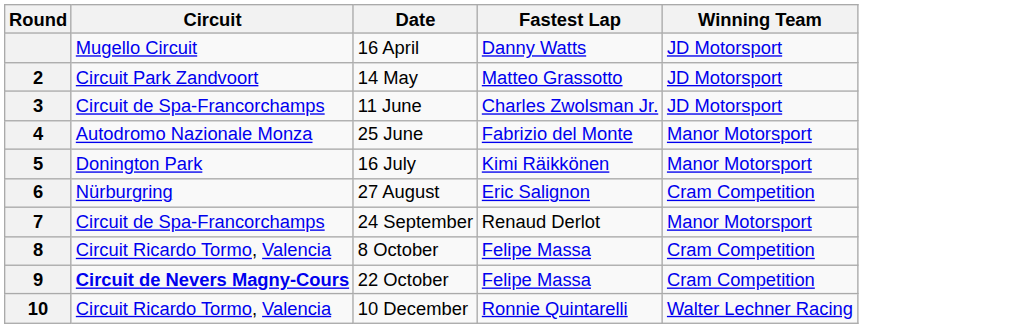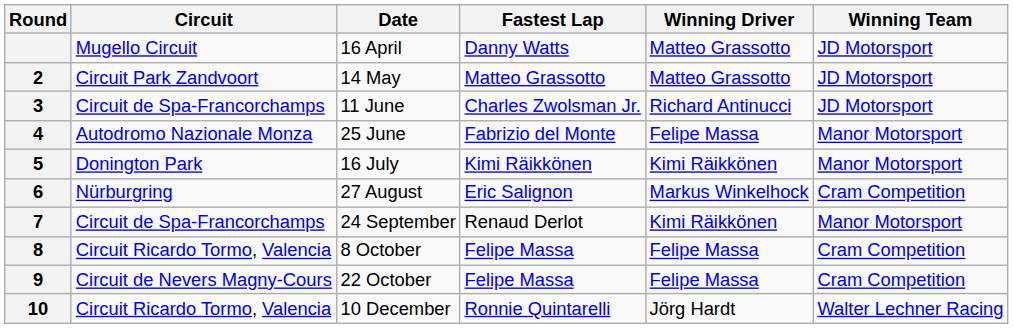+ column: (729, 19)
(212, 279) bold -> (204, 279) normal
